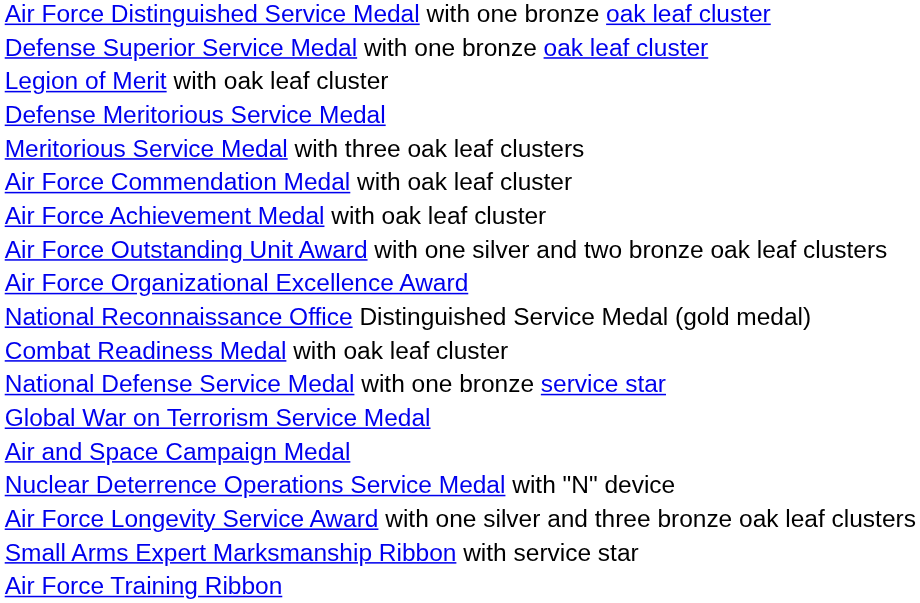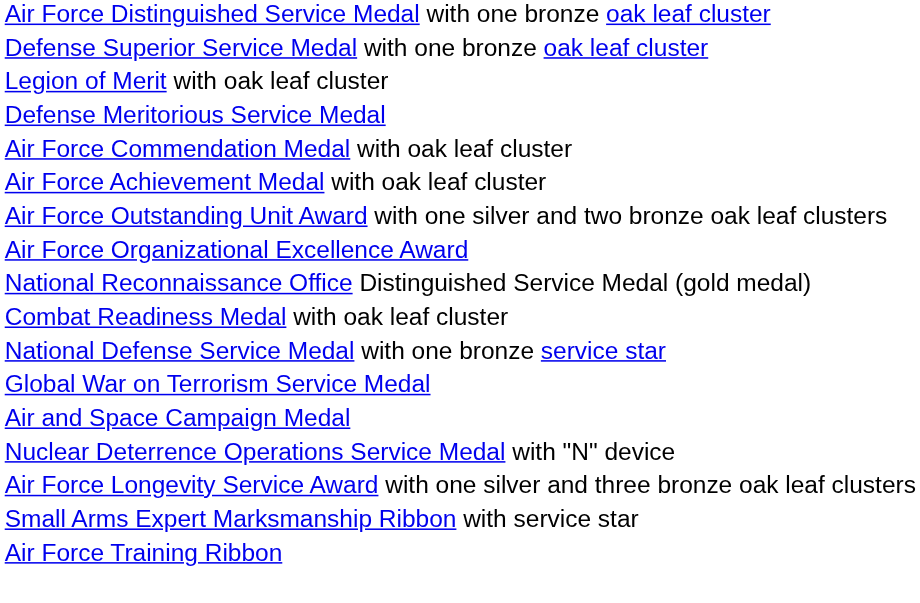- row: (295, 148)
